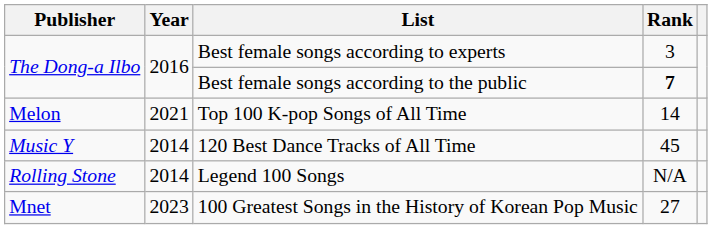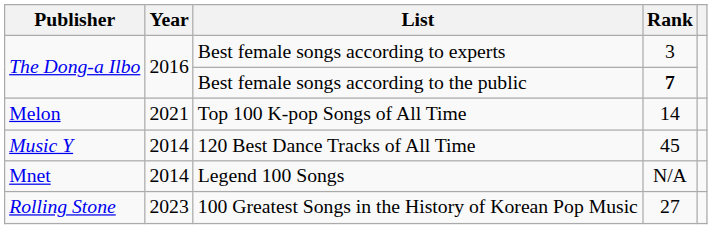(62, 176) Rolling Stone -> (30, 176) Mnet
(30, 207) Mnet -> (62, 207) Rolling Stone
